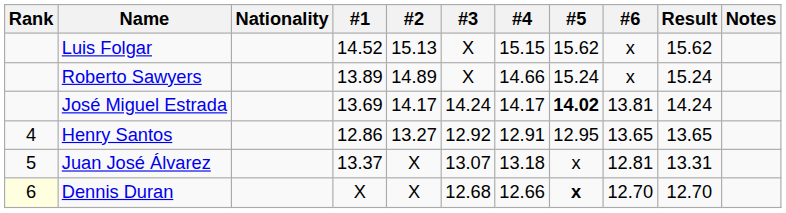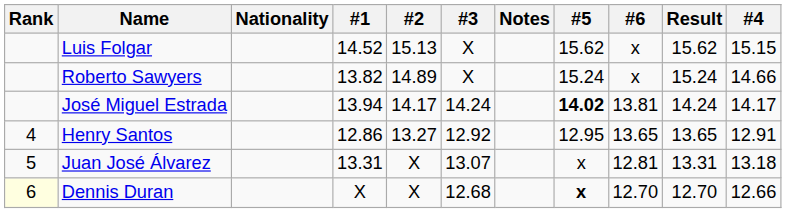columns swapped: (522, 18) <-> (751, 18)
(360, 76) 13.89 -> (360, 76) 13.82
(360, 105) 13.69 -> (360, 105) 13.94
(360, 163) 13.37 -> (360, 163) 13.31
